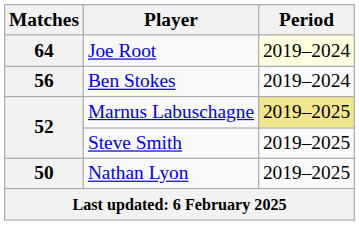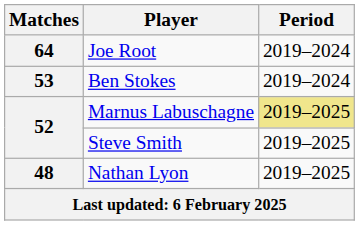(306, 50) lightyellow background -> (306, 50) no background
(44, 81) 56 -> (44, 81) 53
(44, 173) 50 -> (44, 173) 48
